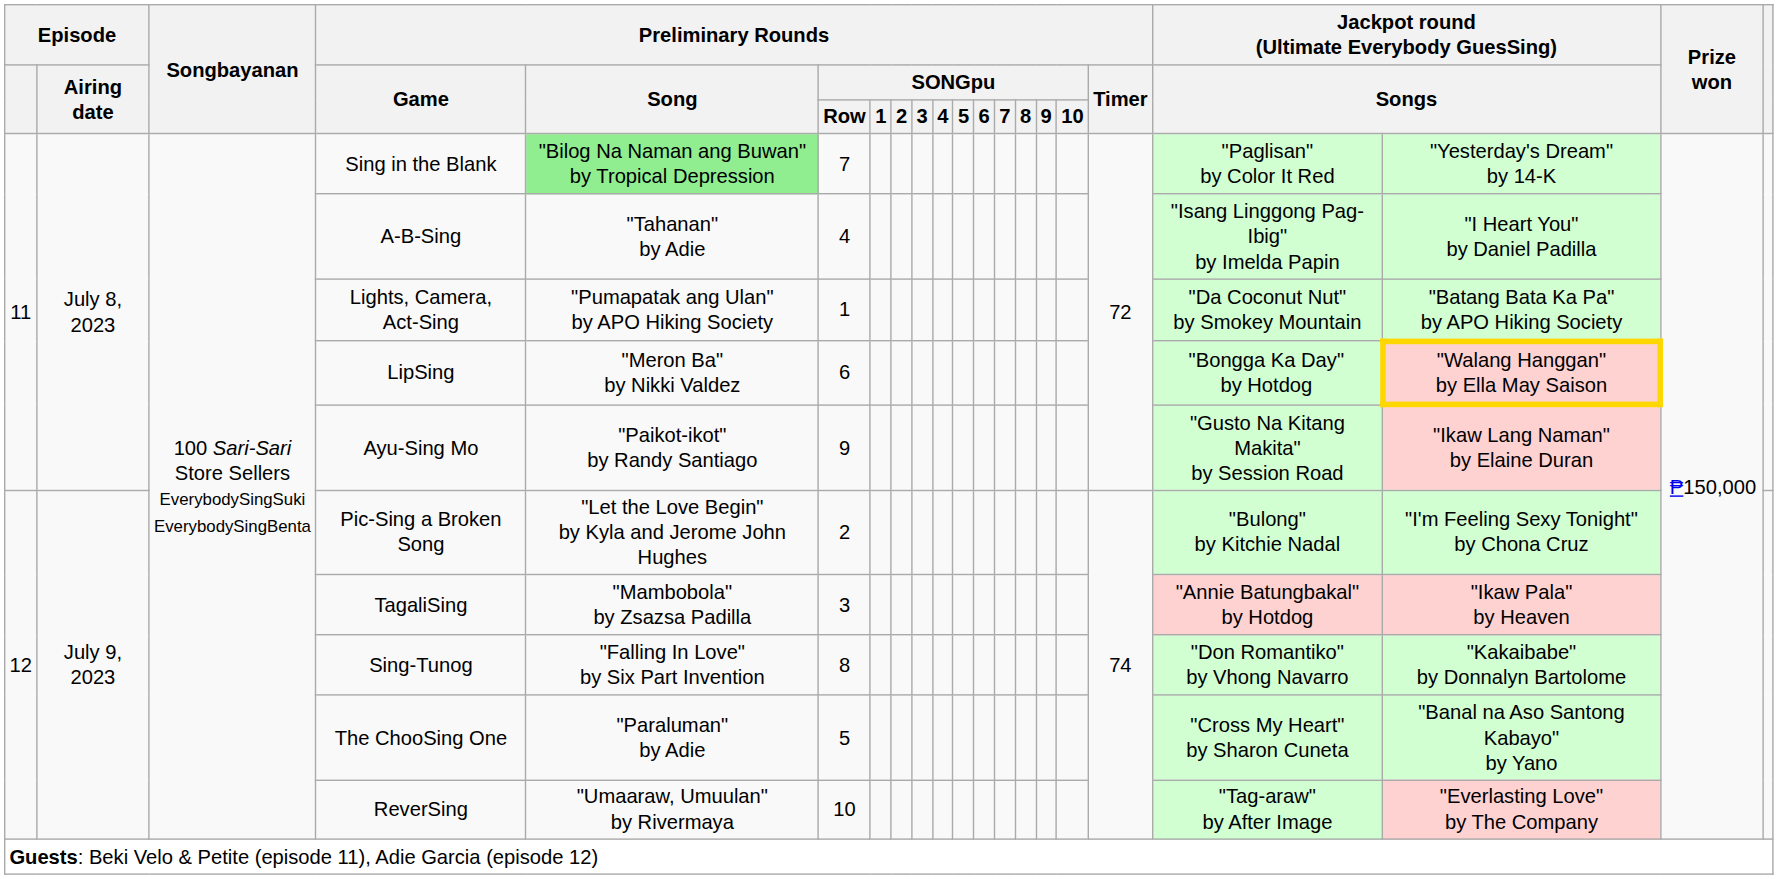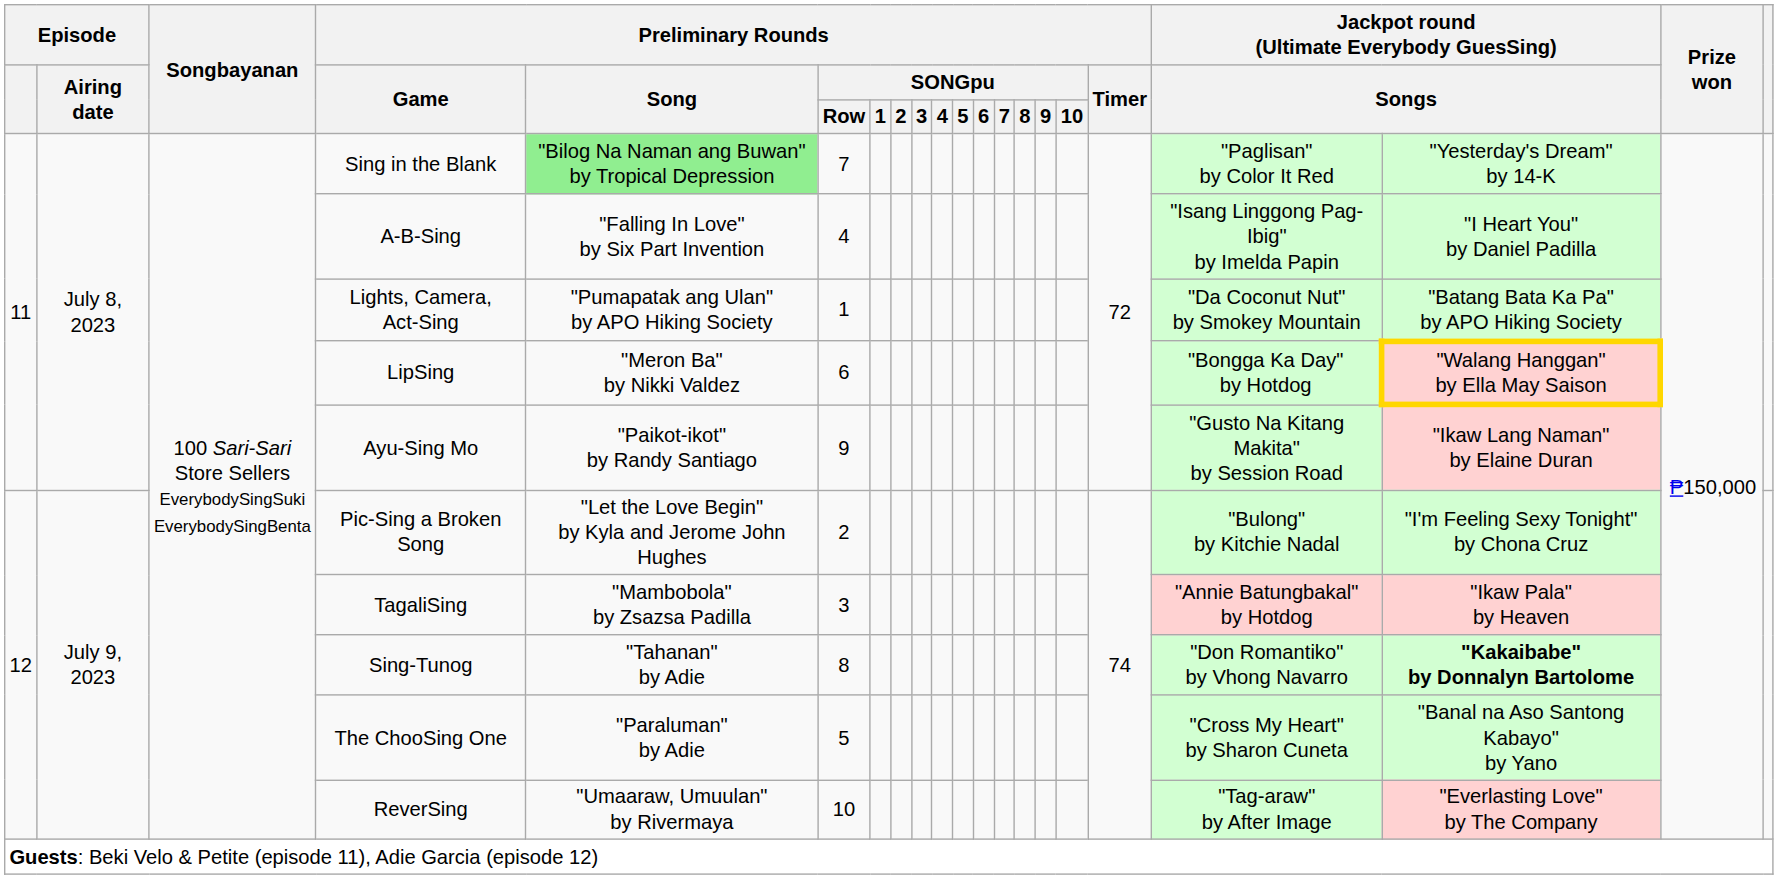(672, 237) "Tahanan" by Adie -> (672, 237) "Falling In Love" by Six Part Invention
(672, 665) "Falling In Love" by Six Part Invention -> (672, 665) "Tahanan" by Adie
(1521, 665) normal -> (1521, 665) bold
